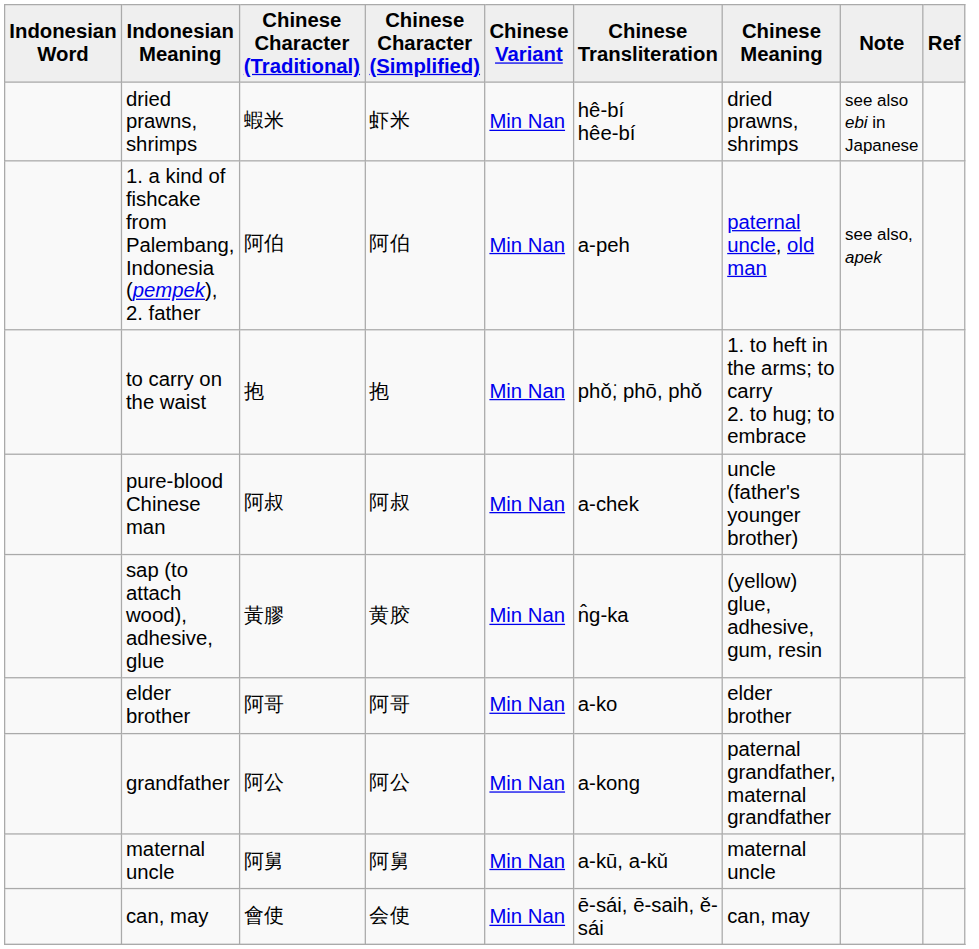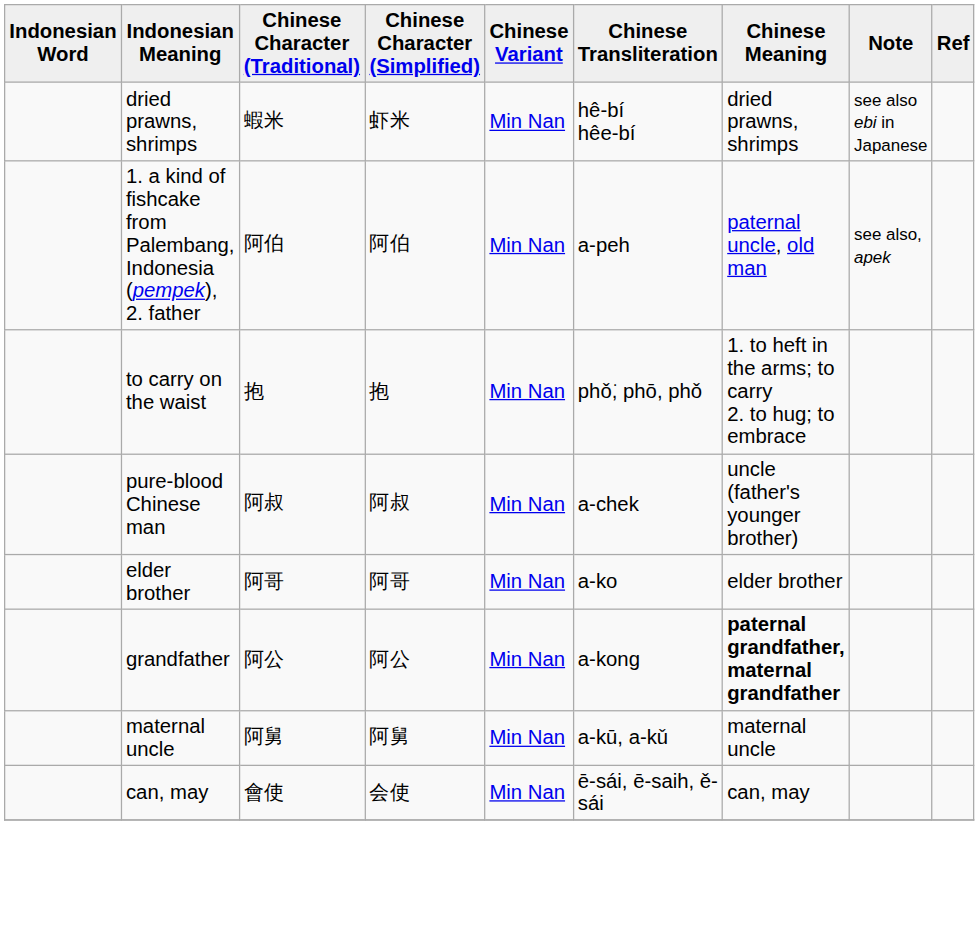- row: (169, 616)
(781, 783) normal -> (786, 659) bold
